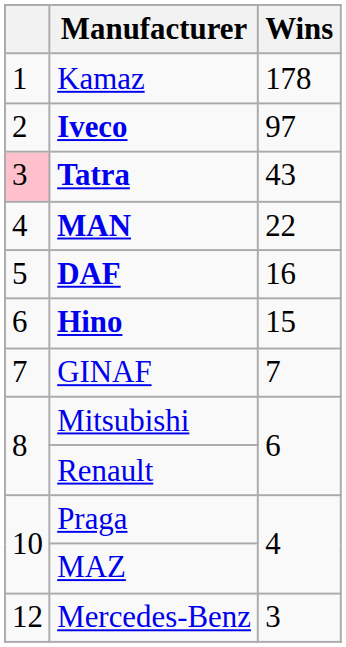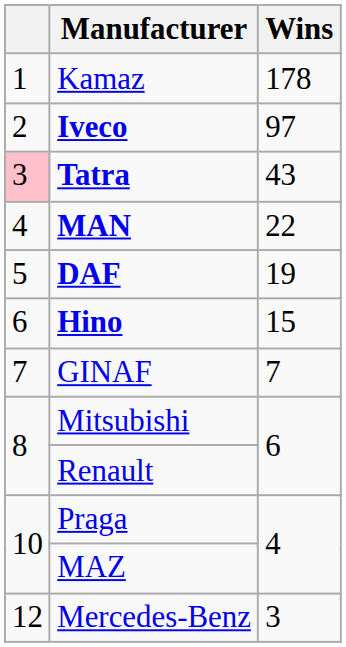(281, 273) 16 -> (281, 273) 19
